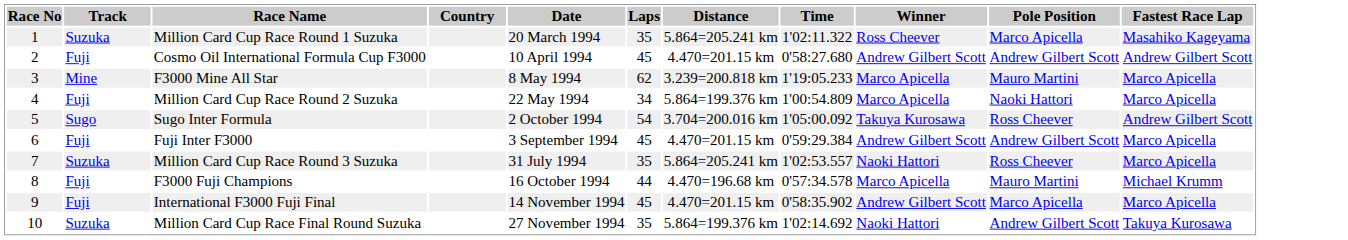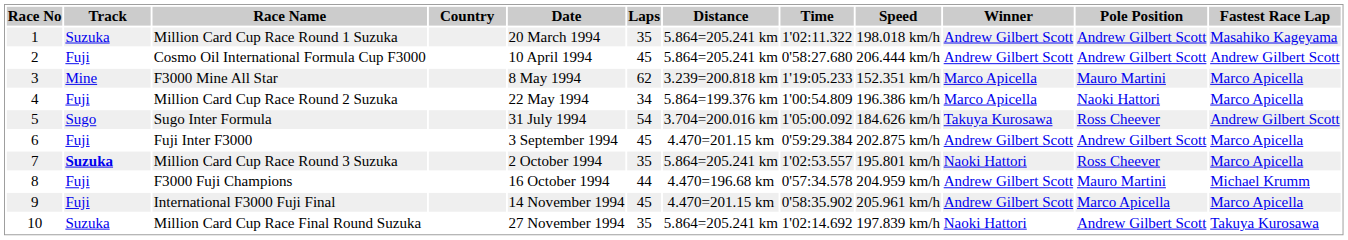+ column: (898, 16)
(898, 36) Ross Cheever -> (1008, 36) Andrew Gilbert Scott
(1036, 36) Marco Apicella -> (1142, 36) Andrew Gilbert Scott
(721, 57) 4.470=201.15 km -> (721, 57) 5.864=205.241 km
(555, 119) 2 October 1994 -> (547, 119) 31 July 1994
(88, 161) normal -> (89, 161) bold
(547, 161) 31 July 1994 -> (555, 161) 2 October 1994
(903, 181) Marco Apicella -> (1008, 181) Andrew Gilbert Scott
(721, 223) 5.864=199.376 km -> (721, 223) 5.864=205.241 km
